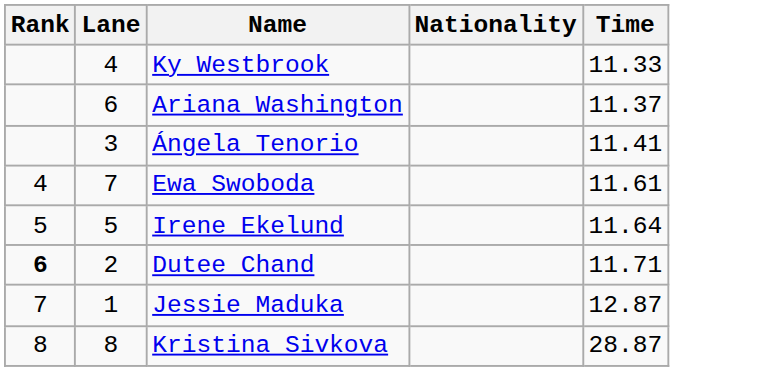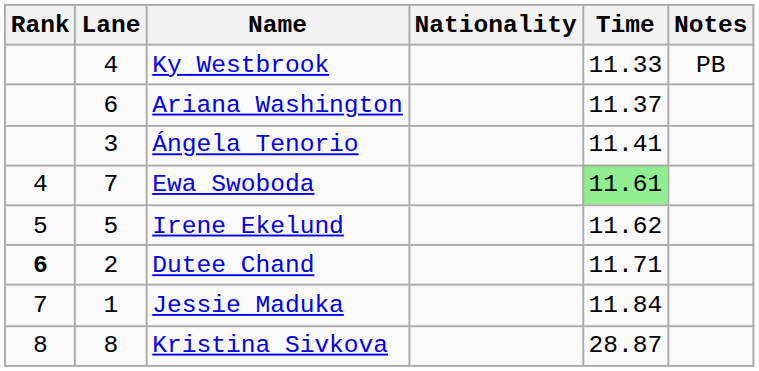+ column: (711, 25)
(625, 185) no background -> (625, 185) lightgreen background
(625, 225) 11.64 -> (625, 225) 11.62
(625, 305) 12.87 -> (625, 305) 11.84
